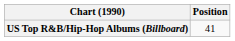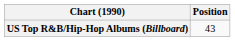(210, 28) 41 -> (210, 28) 43
